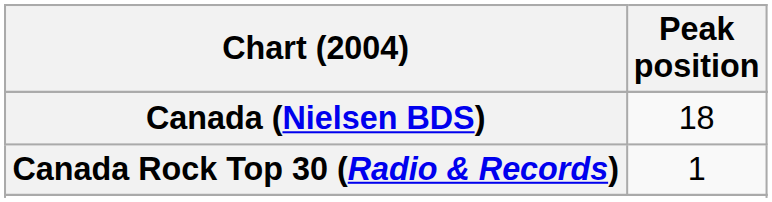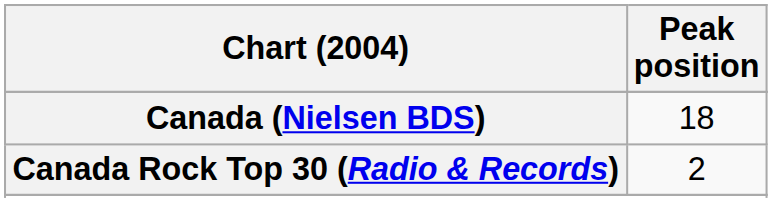(697, 169) 1 -> (697, 169) 2
